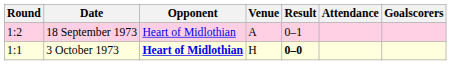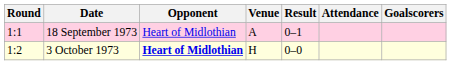(15, 32) 1:2 -> (15, 32) 1:1
(15, 50) 1:1 -> (15, 50) 1:2
(293, 50) bold -> (293, 50) normal
